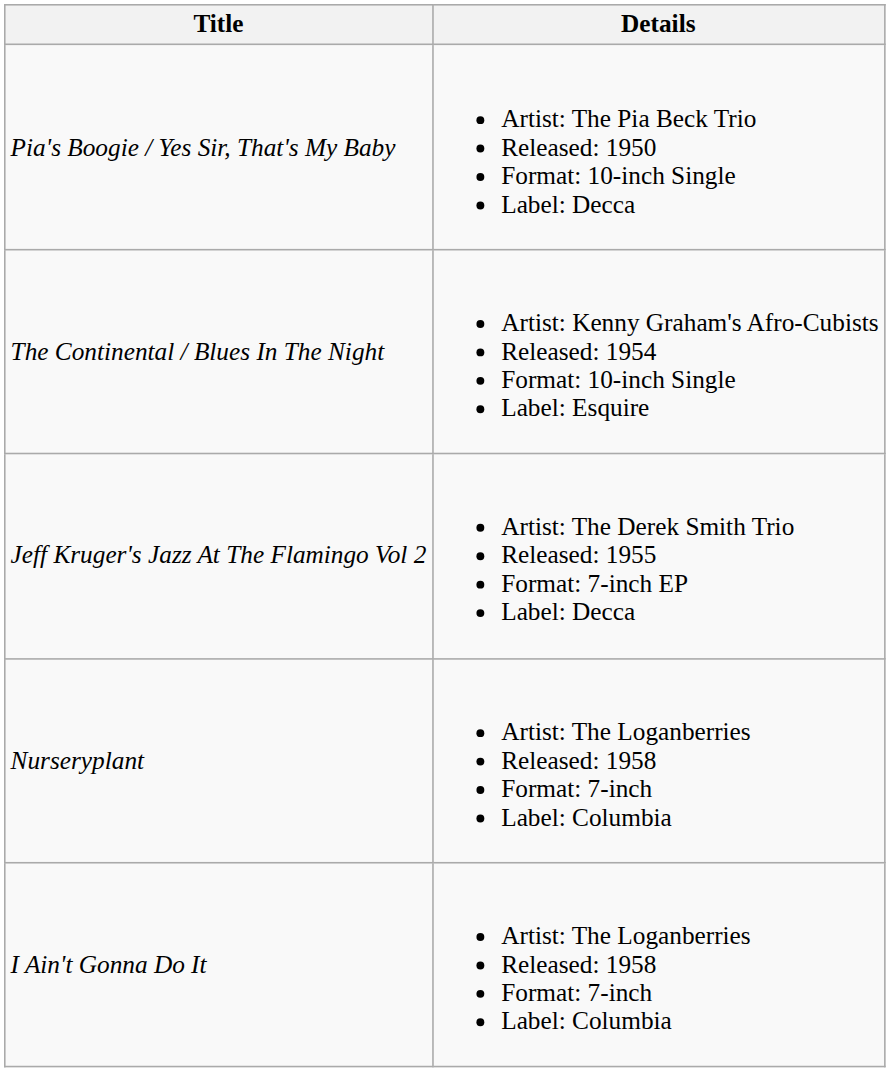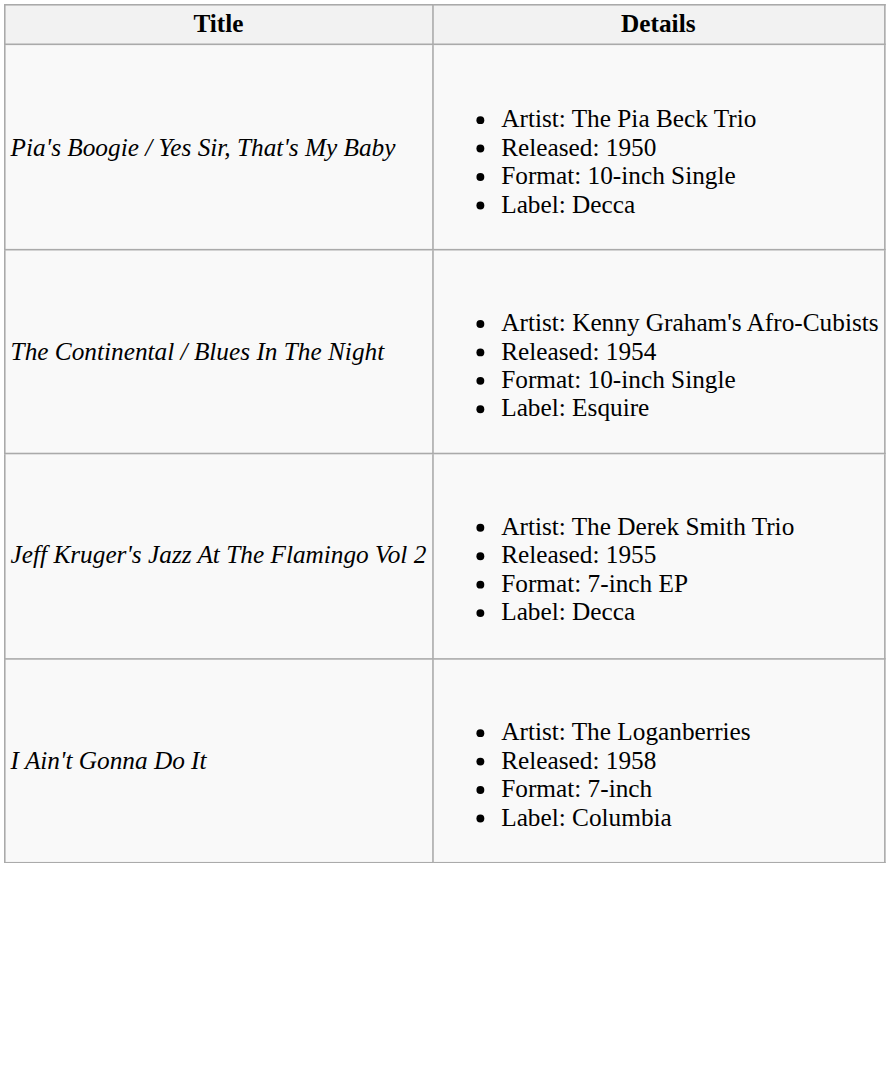- row: (77, 760)
